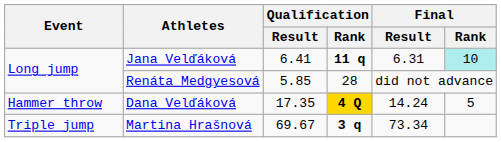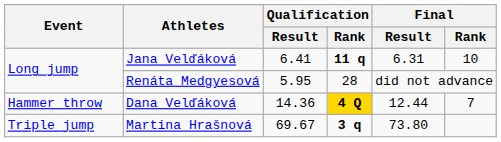(471, 59) paleturquoise background -> (471, 59) no background
(295, 81) 5.85 -> (295, 81) 5.95
(295, 103) 17.35 -> (295, 103) 14.36
(408, 103) 14.24 -> (408, 103) 12.44
(471, 103) 5 -> (471, 103) 7
(408, 125) 73.34 -> (408, 125) 73.80
